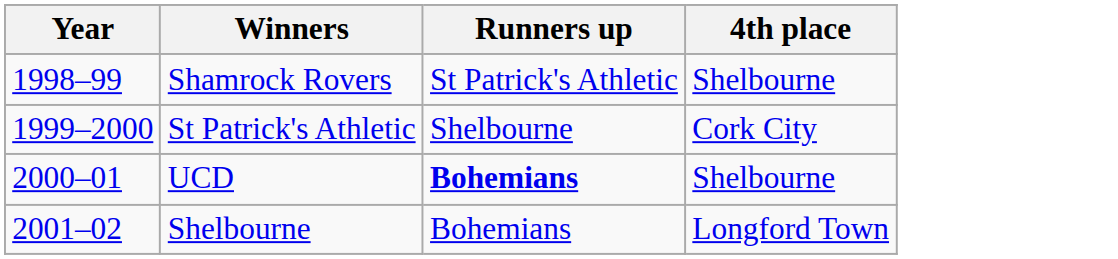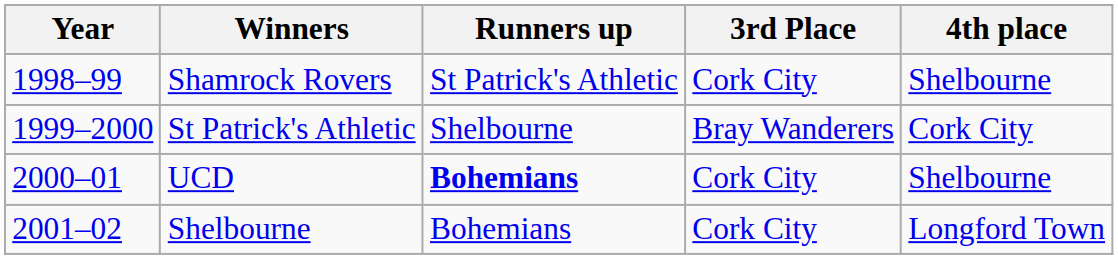+ column: (793, 29)
